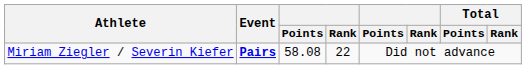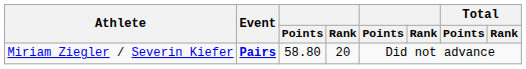(303, 53) 58.08 -> (303, 53) 58.80
(343, 53) 22 -> (343, 53) 20
